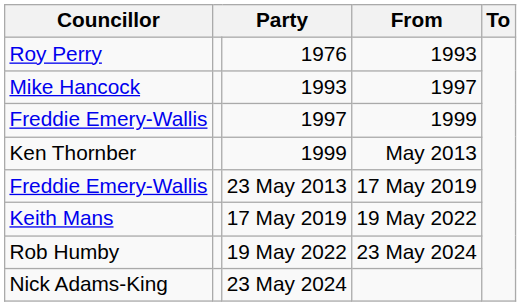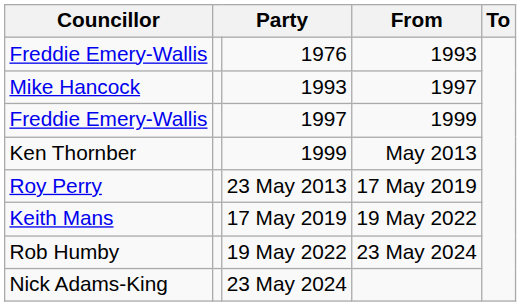(56, 53) Roy Perry -> (108, 53) Freddie Emery-Wallis
(108, 185) Freddie Emery-Wallis -> (56, 185) Roy Perry
